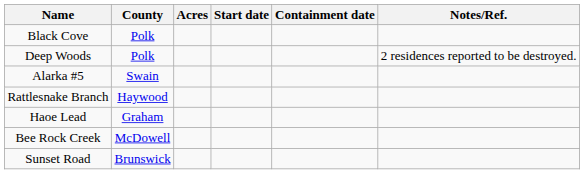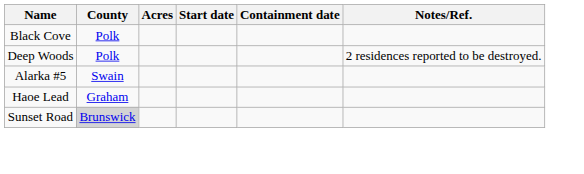- row: (58, 96)
- row: (58, 138)
(143, 158) no background -> (107, 117) lightgrey background
